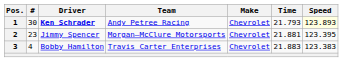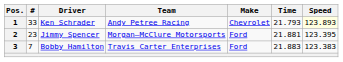(32, 23) 30 -> (32, 23) 33
(68, 23) bold -> (68, 23) normal
(250, 35) Chevrolet -> (238, 35) Ford
(30, 47) 4 -> (30, 47) 7
(250, 47) Chevrolet -> (238, 47) Ford
